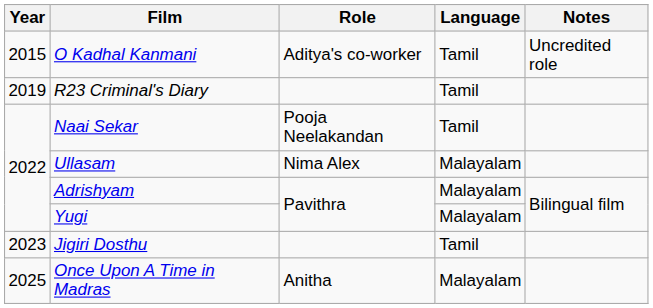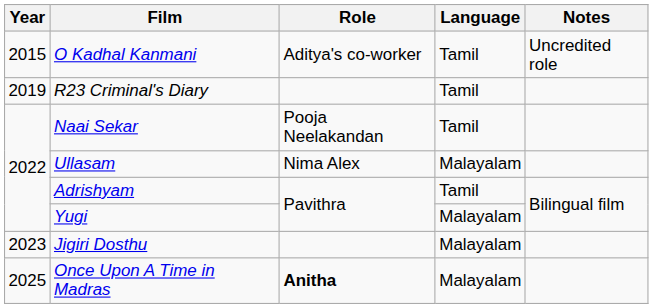(480, 190) Malayalam -> (459, 190) Tamil
(459, 244) Tamil -> (480, 244) Malayalam
(308, 280) normal -> (310, 280) bold
